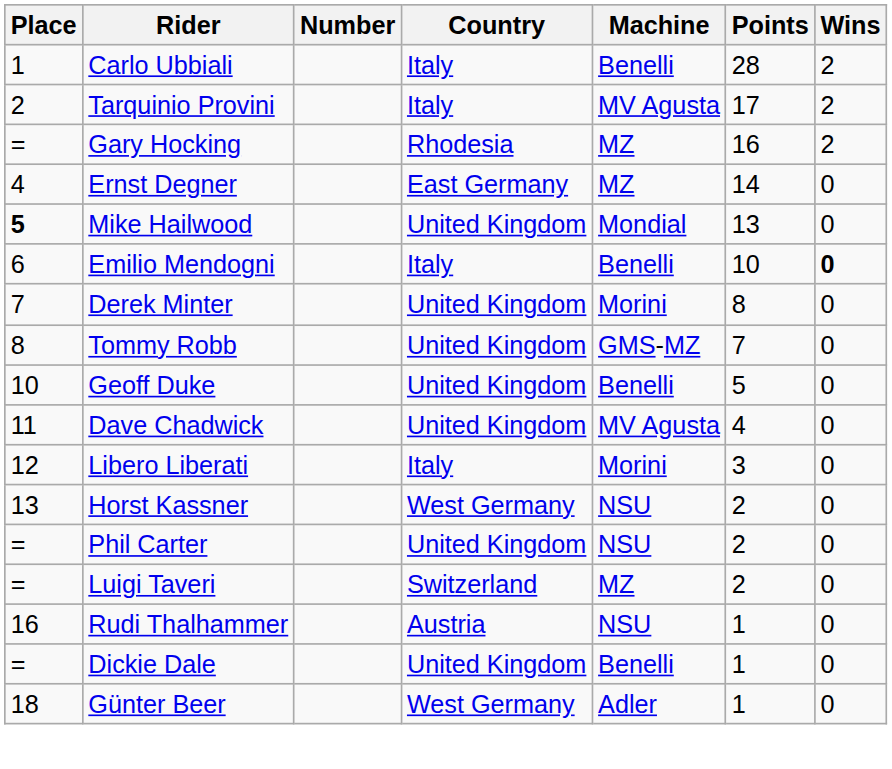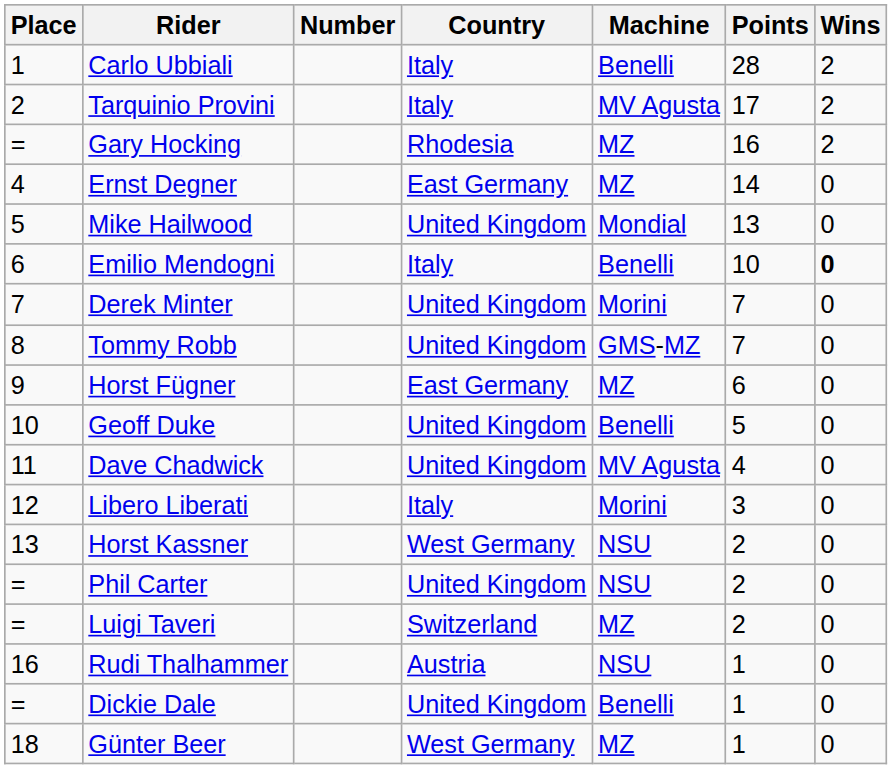(18, 225) bold -> (18, 225) normal
(739, 305) 8 -> (739, 305) 7
+ row: (162, 384)
(628, 704) Adler -> (616, 744) MZ
